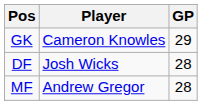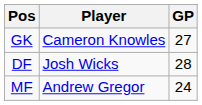(183, 40) 29 -> (183, 40) 27
(183, 87) 28 -> (183, 87) 24
